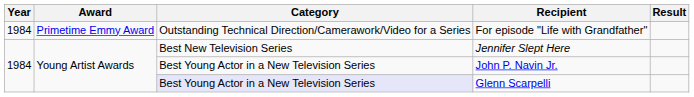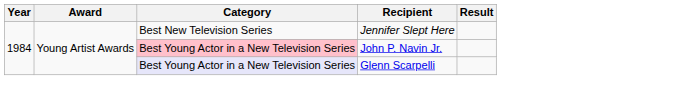- row: (561, 30)
(267, 65) no background -> (247, 48) pink background
